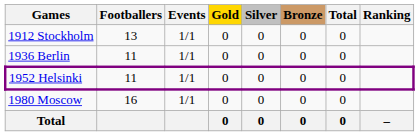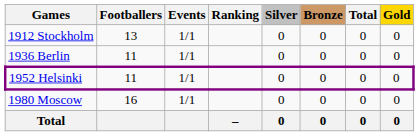columns swapped: (225, 14) <-> (387, 14)
